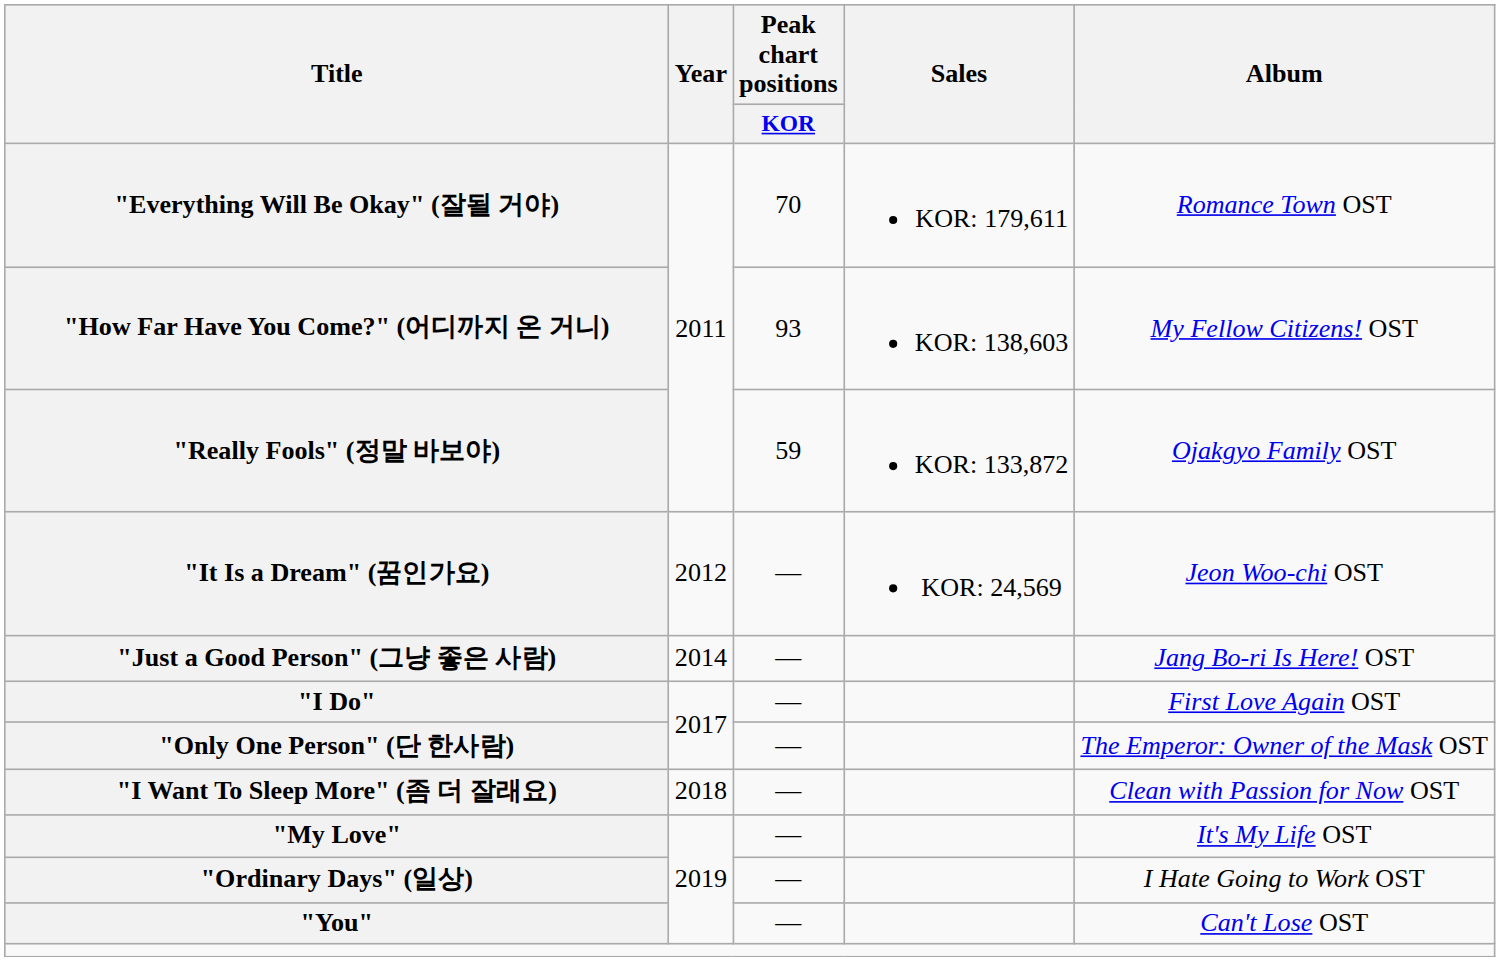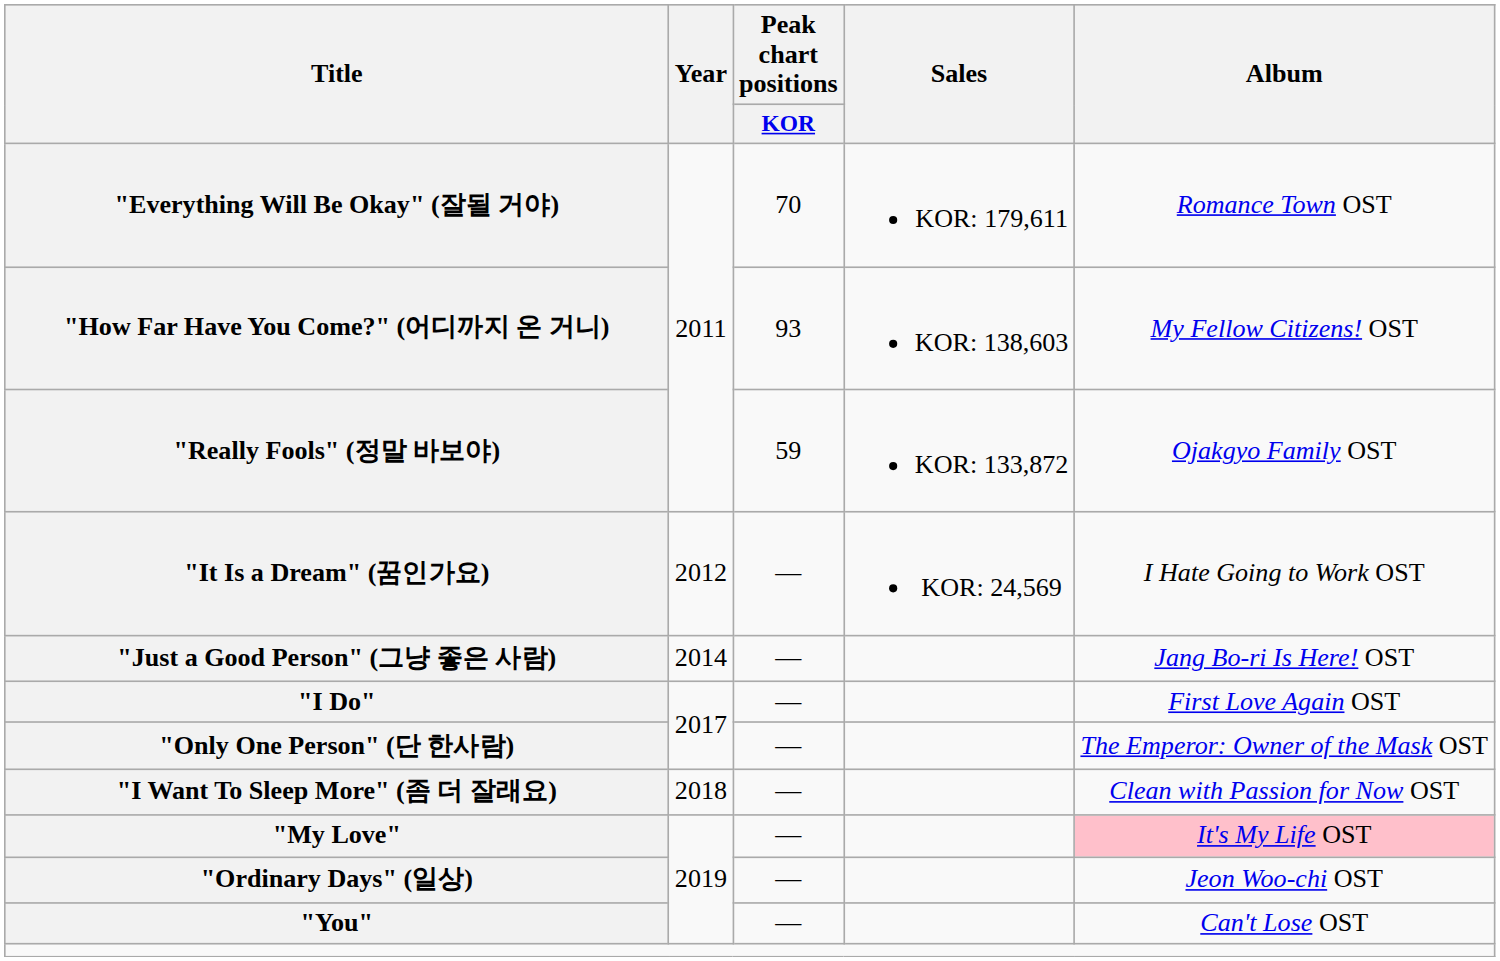(1284, 573) Jeon Woo-chi OST -> (1284, 573) I Hate Going to Work OST
(1284, 835) no background -> (1284, 835) pink background
(1284, 879) I Hate Going to Work OST -> (1284, 879) Jeon Woo-chi OST
